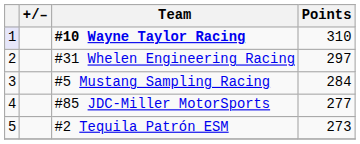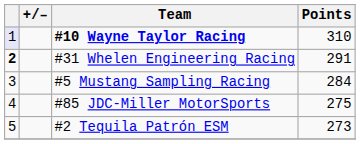(12, 61) normal -> (12, 61) bold
(339, 61) 297 -> (339, 61) 291
(339, 105) 277 -> (339, 105) 275
